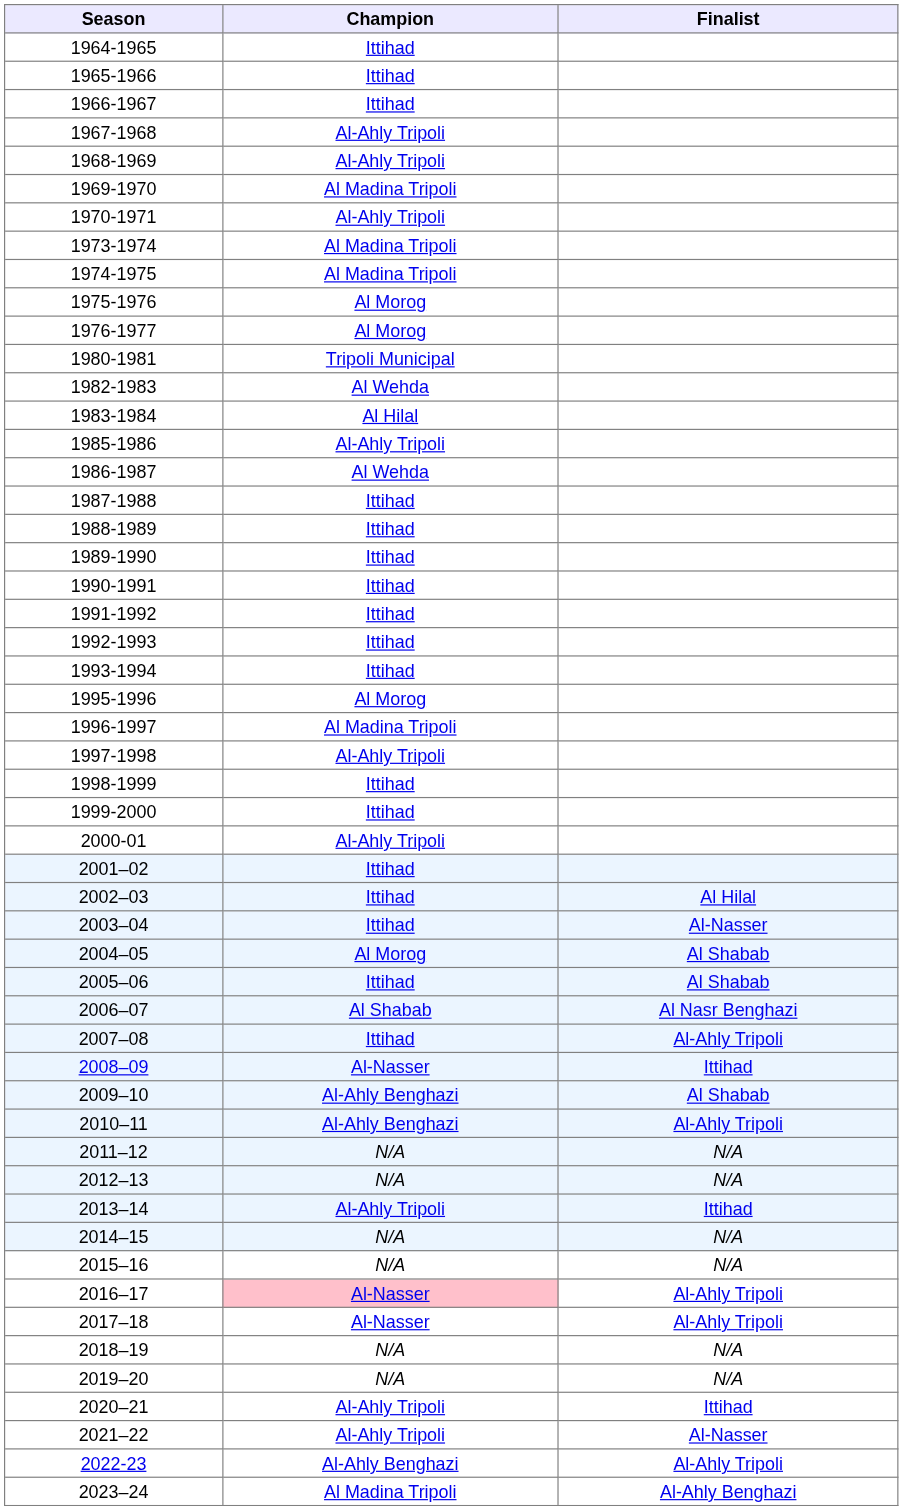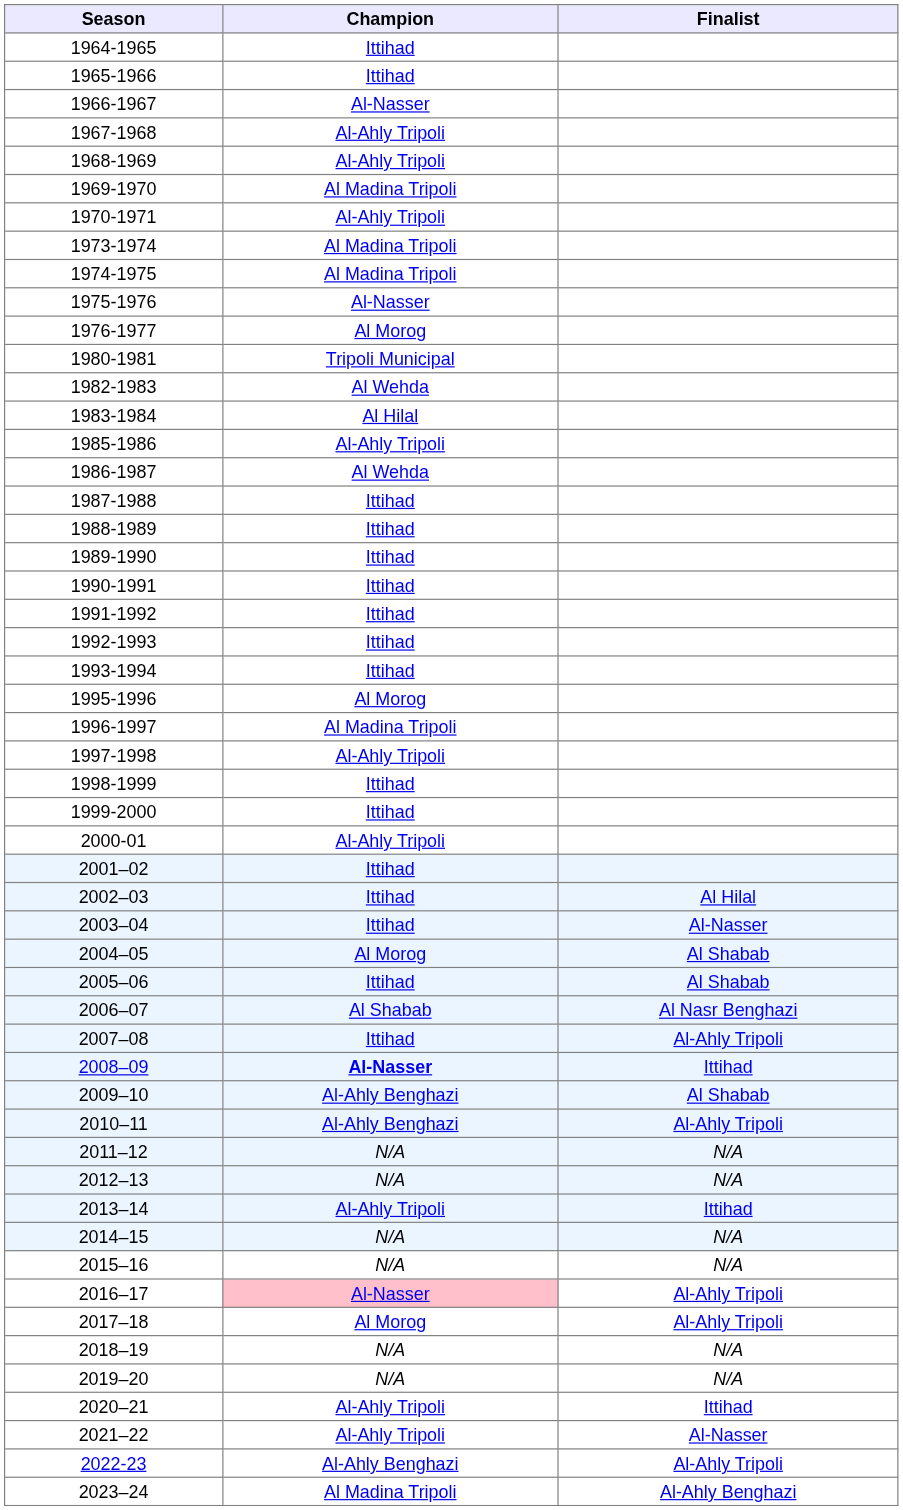(390, 104) Ittihad -> (390, 104) Al-Nasser
(390, 302) Al Morog -> (390, 302) Al-Nasser
(390, 1067) normal -> (390, 1067) bold
(390, 1321) Al-Nasser -> (390, 1321) Al Morog
